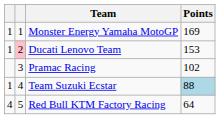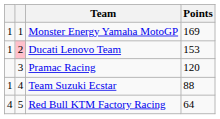(192, 67) 102 -> (192, 67) 120
(189, 85) lightblue background -> (189, 85) no background
